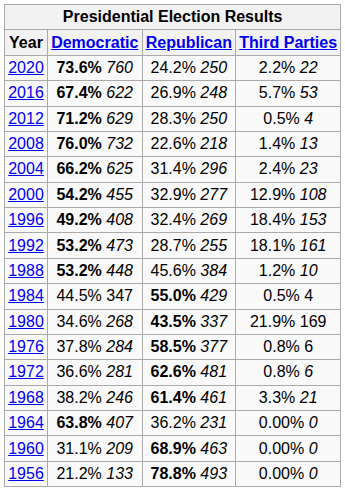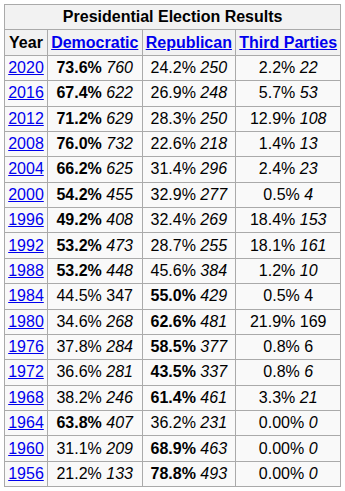(288, 118) 0.5% 4 -> (288, 118) 12.9% 108
(288, 194) 12.9% 108 -> (288, 194) 0.5% 4
(189, 321) 43.5% 337 -> (189, 321) 62.6% 481
(189, 372) 62.6% 481 -> (189, 372) 43.5% 337
